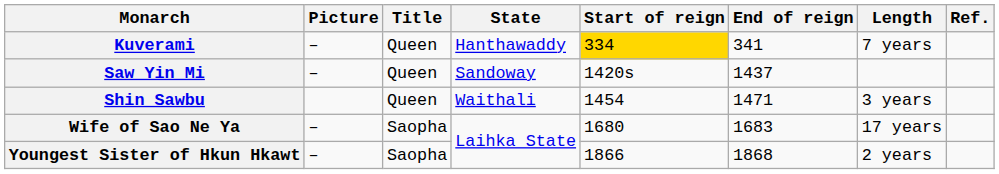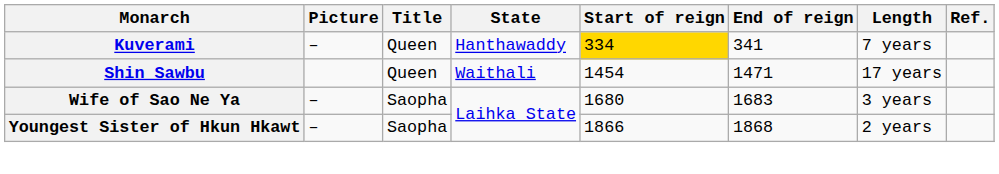- row: (155, 73)
(897, 100) 3 years -> (902, 73) 17 years
(902, 128) 17 years -> (897, 100) 3 years
